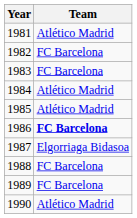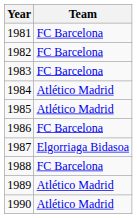(75, 33) Atlético Madrid -> (70, 33) FC Barcelona
(72, 128) bold -> (70, 128) normal
(70, 185) FC Barcelona -> (75, 185) Atlético Madrid
